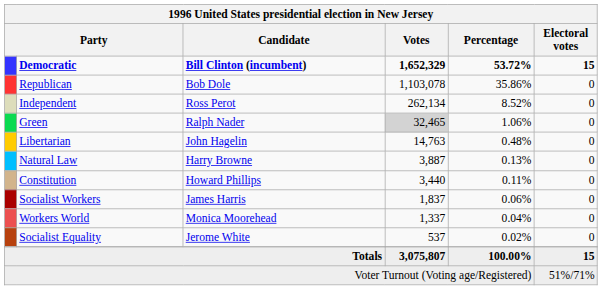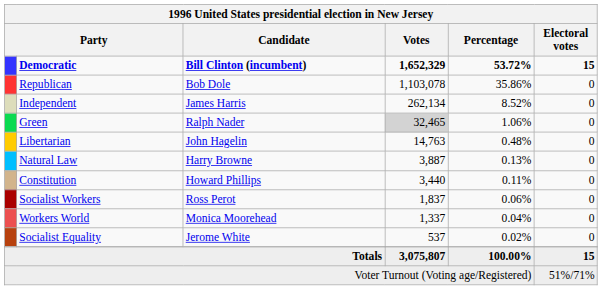(211, 104) Ross Perot -> (216, 104) James Harris
(216, 199) James Harris -> (211, 199) Ross Perot
